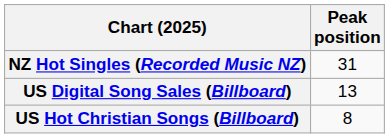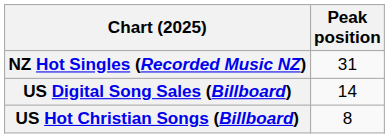(347, 91) 13 -> (347, 91) 14
